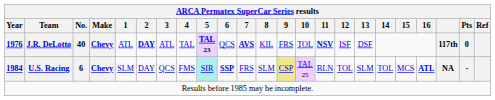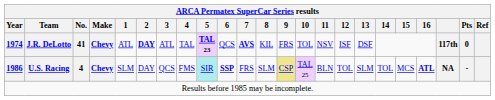(14, 44) 1976 -> (14, 44) 1974
(81, 44) 40 -> (81, 44) 41
(325, 44) bold -> (325, 44) normal
(14, 69) 1984 -> (14, 69) 1986
(81, 69) 6 -> (81, 69) 4
